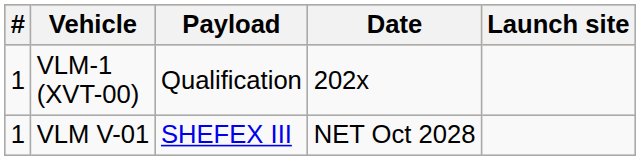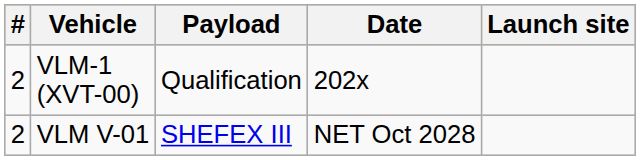(18, 79) 1 -> (18, 79) 2
(18, 134) 1 -> (18, 134) 2
